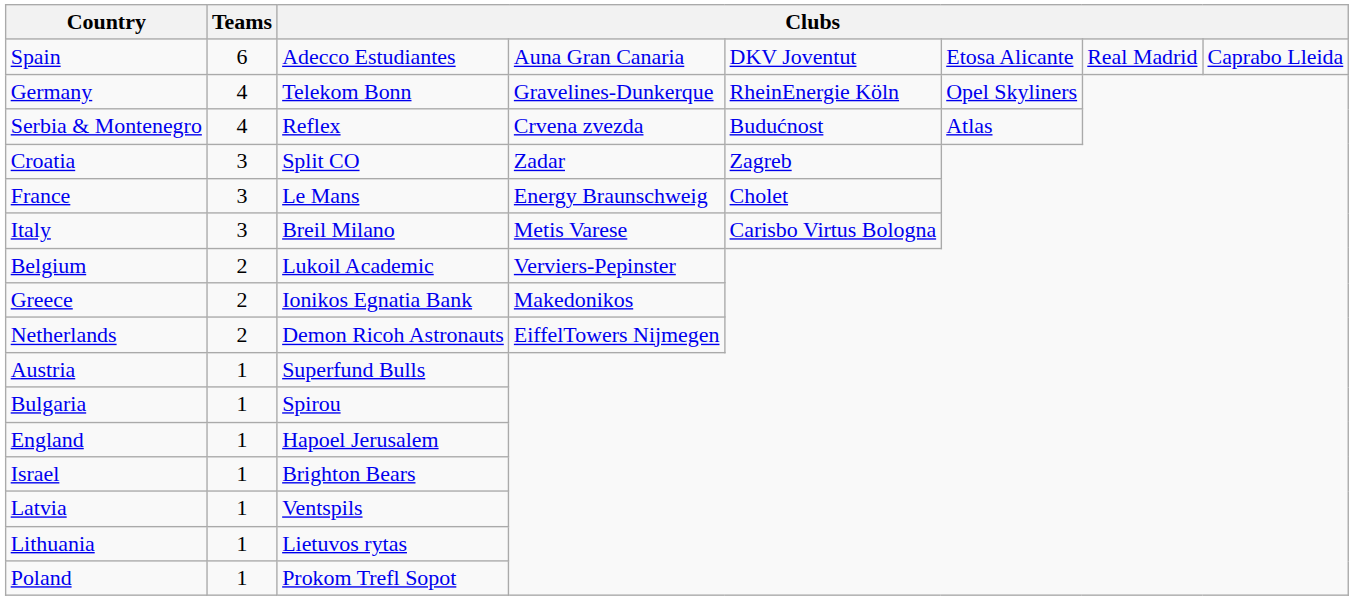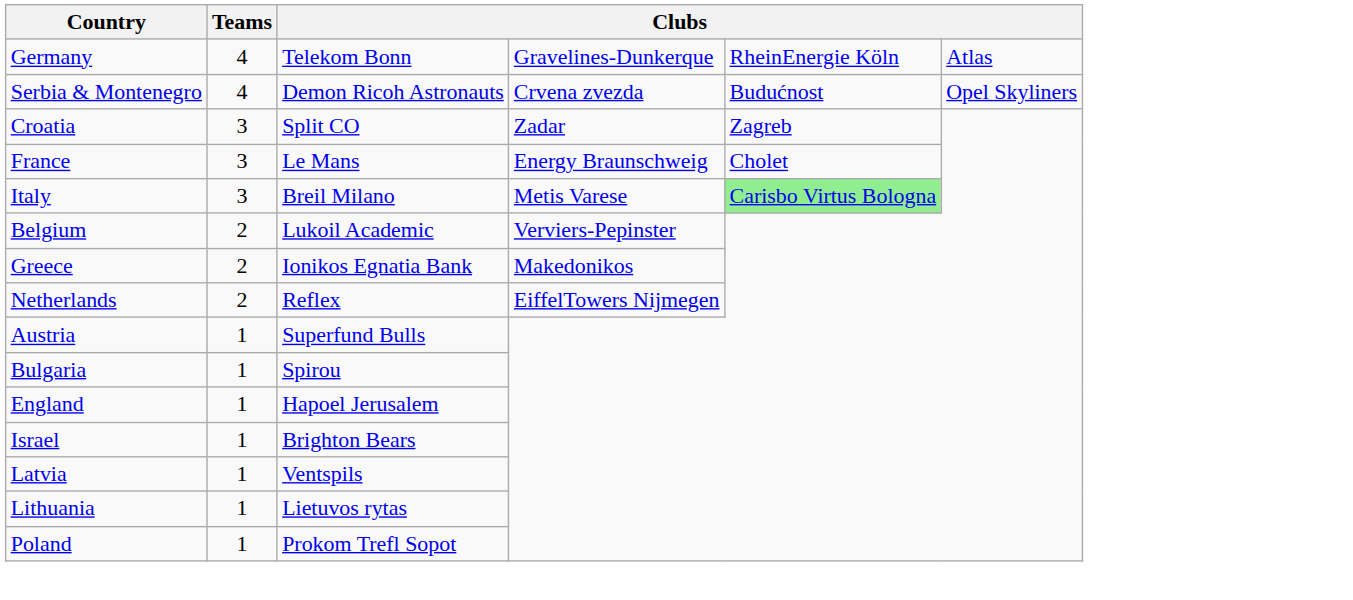- row: (36, 56)
(1012, 91) Opel Skyliners -> (969, 56) Atlas
(311, 126) Reflex -> (393, 91) Demon Ricoh Astronauts
(969, 126) Atlas -> (1012, 91) Opel Skyliners
(833, 230) no background -> (833, 195) lightgreen background
(393, 334) Demon Ricoh Astronauts -> (311, 299) Reflex
